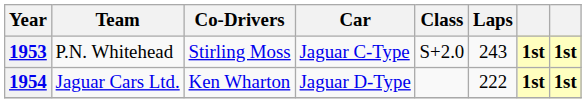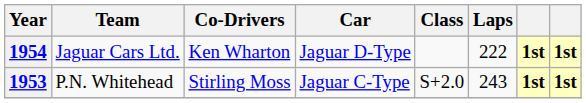rows swapped: (28, 51) <-> (28, 82)
